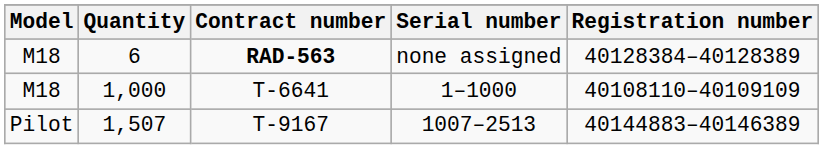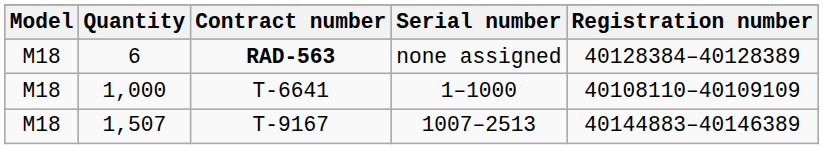(42, 126) Pilot -> (42, 126) M18
